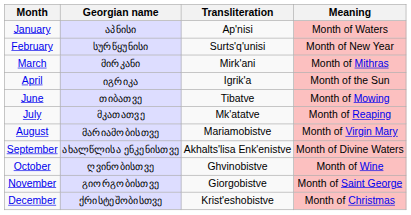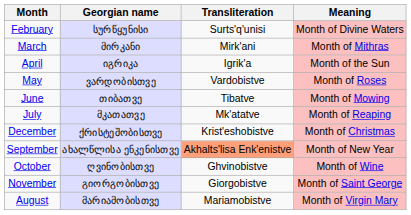- row: (32, 29)
(350, 46) Month of New Year -> (350, 29) Month of Divine Waters
+ row: (32, 80)
rows swapped: (32, 132) <-> (32, 201)
(238, 149) no background -> (238, 149) lightsalmon background
(350, 149) Month of Divine Waters -> (350, 149) Month of New Year
